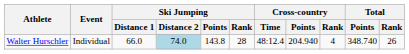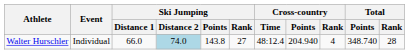(242, 42) 28 -> (242, 42) 27
(392, 42) 26 -> (392, 42) 28
